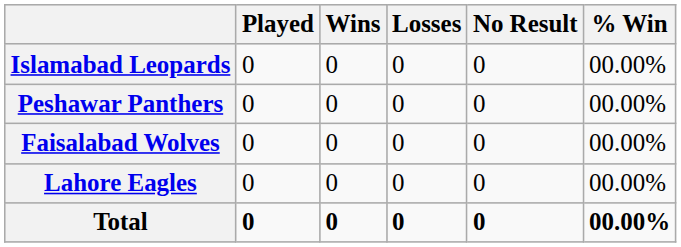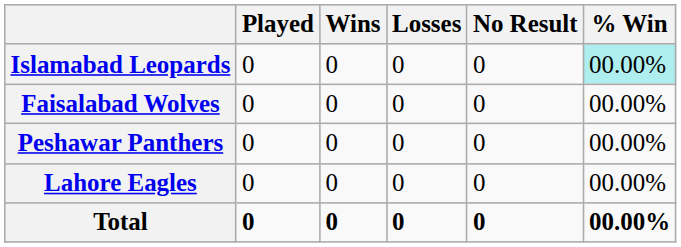(628, 63) no background -> (628, 63) paleturquoise background
rows swapped: (120, 143) <-> (120, 103)
